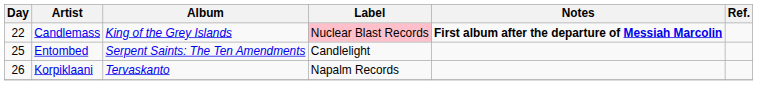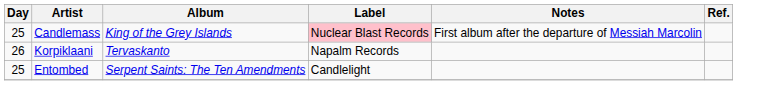(18, 32) 22 -> (18, 32) 25
(578, 32) bold -> (568, 32) normal
rows swapped: (61, 51) <-> (64, 70)
